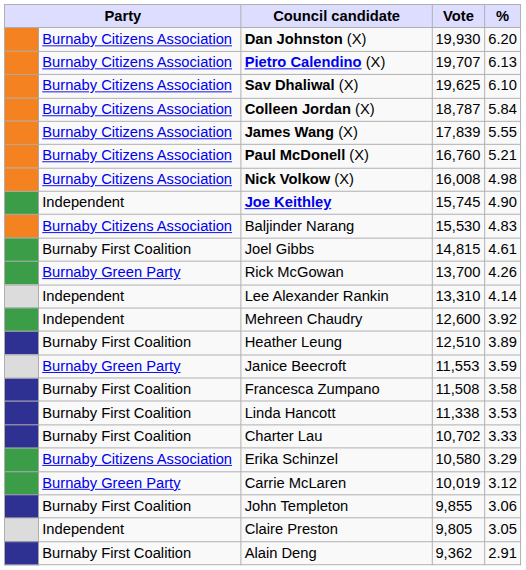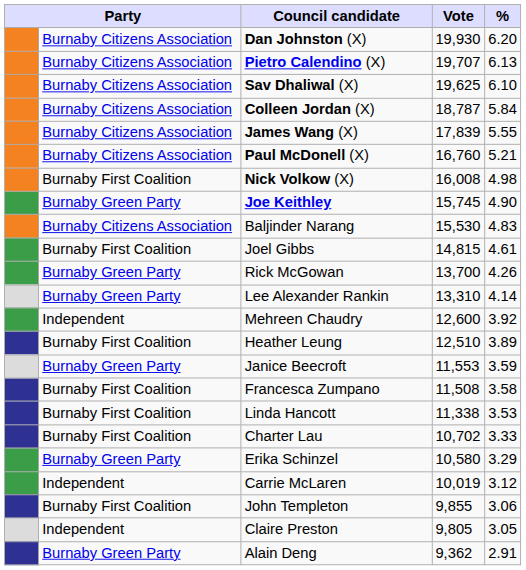(137, 179) Burnaby Citizens Association -> (117, 179) Burnaby First Coalition
(83, 202) Independent -> (111, 202) Burnaby Green Party
(83, 296) Independent -> (111, 296) Burnaby Green Party
(137, 459) Burnaby Citizens Association -> (111, 459) Burnaby Green Party
(111, 483) Burnaby Green Party -> (83, 483) Independent
(117, 553) Burnaby First Coalition -> (111, 553) Burnaby Green Party
